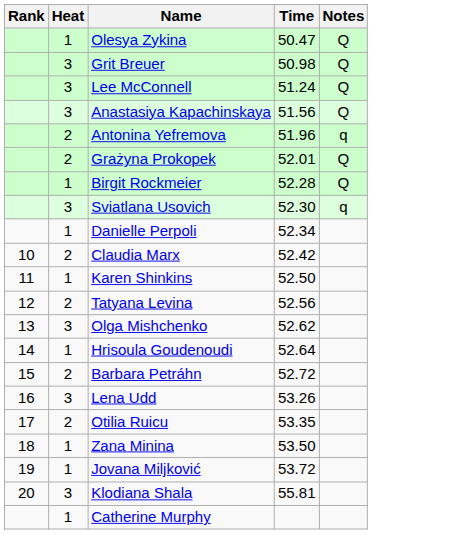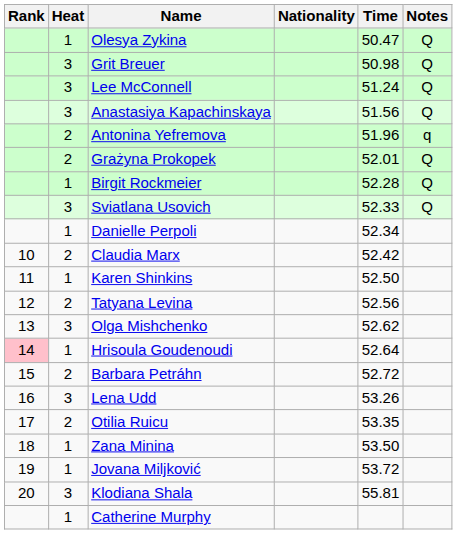+ column: (316, 16)
(297, 207) 52.30 -> (381, 207) 52.33
(343, 207) q -> (427, 207) Q
(26, 350) no background -> (26, 350) pink background
